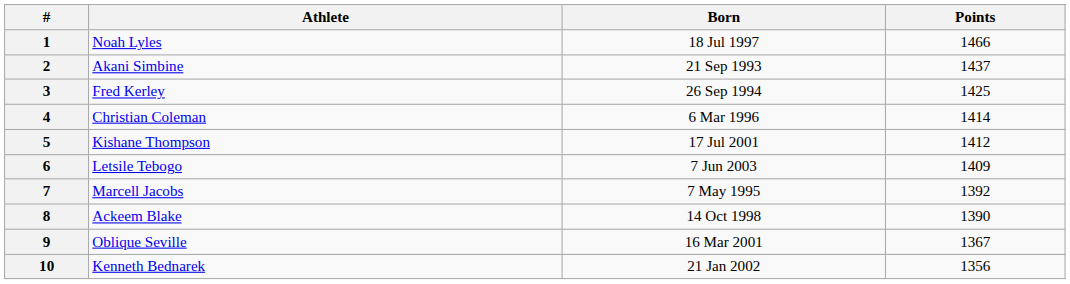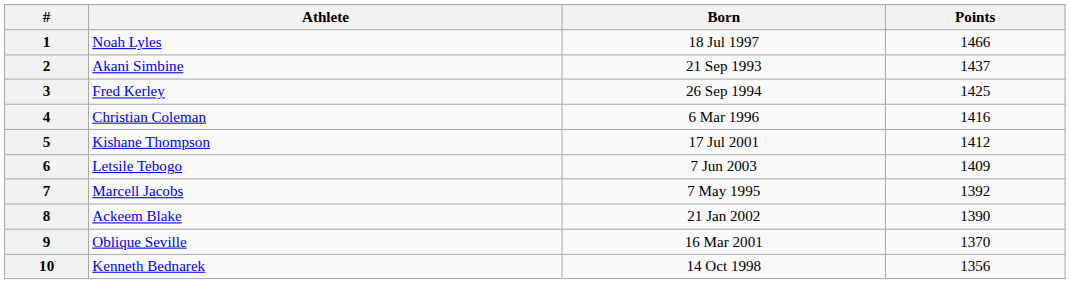(975, 117) 1414 -> (975, 117) 1416
(724, 216) 14 Oct 1998 -> (724, 216) 21 Jan 2002
(975, 241) 1367 -> (975, 241) 1370
(724, 266) 21 Jan 2002 -> (724, 266) 14 Oct 1998
